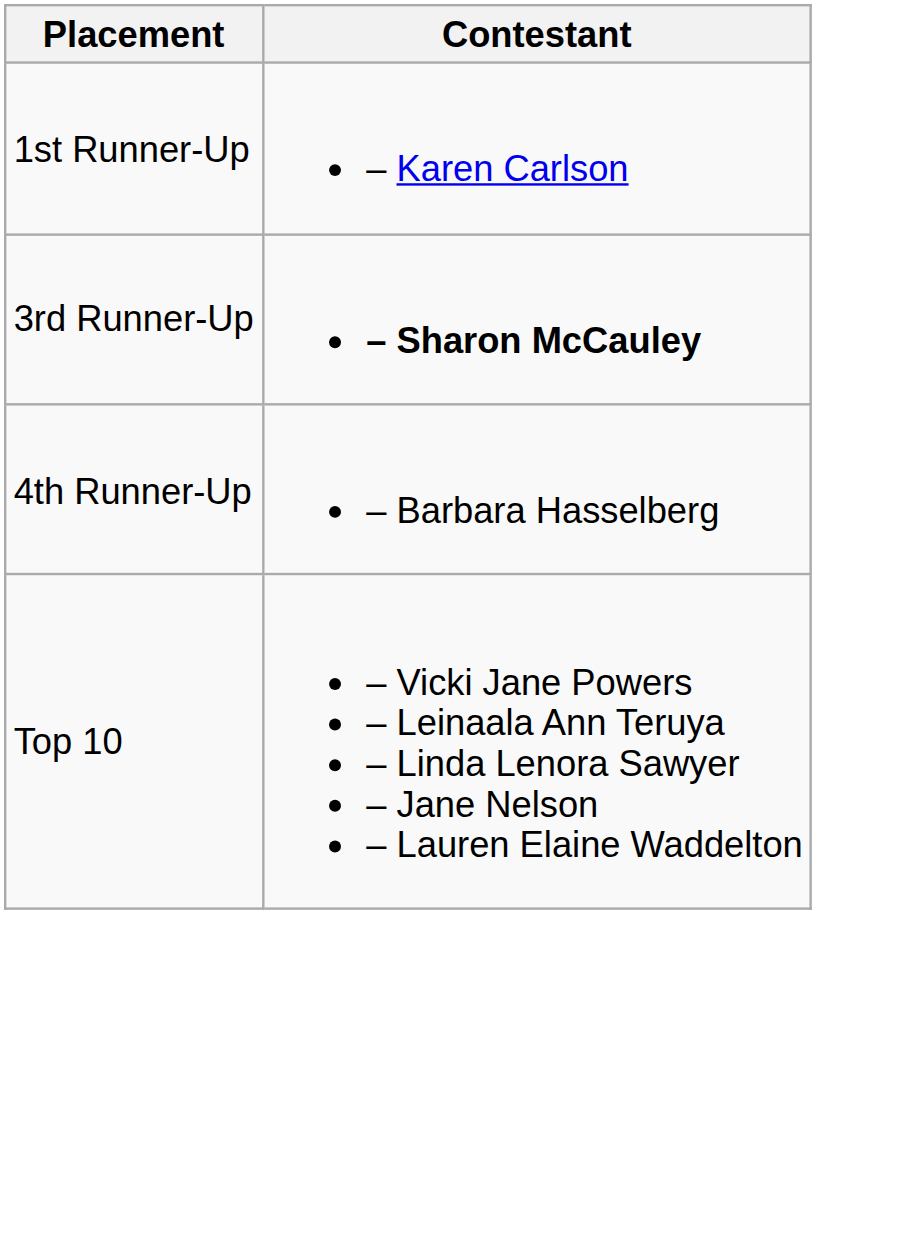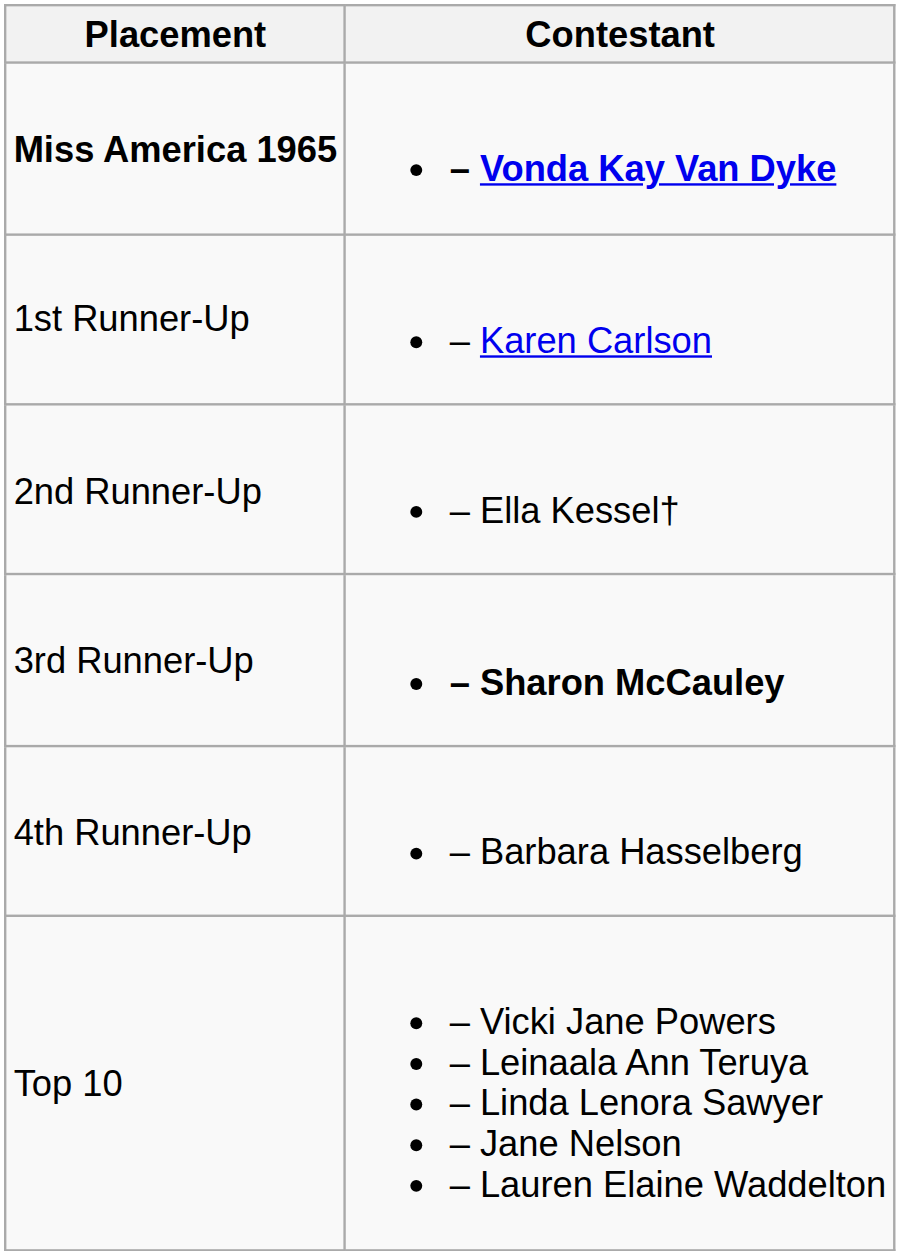+ row: (175, 148)
+ row: (138, 490)
